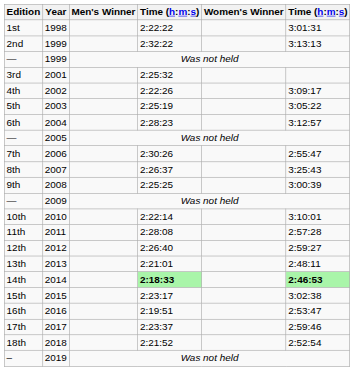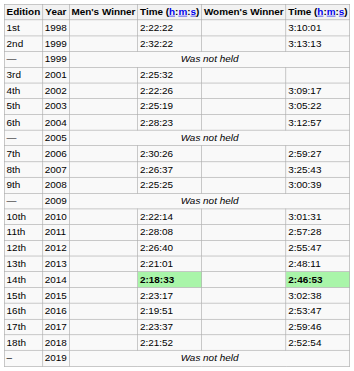(305, 28) 3:01:31 -> (305, 28) 3:10:01
(305, 153) 2:55:47 -> (305, 153) 2:59:27
(305, 216) 3:10:01 -> (305, 216) 3:01:31
(305, 248) 2:59:27 -> (305, 248) 2:55:47
